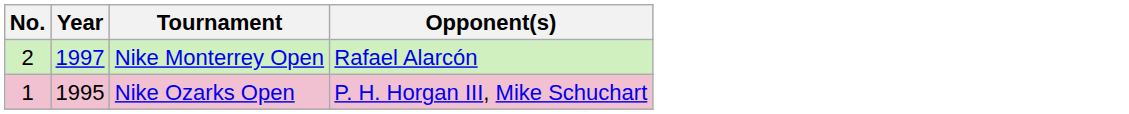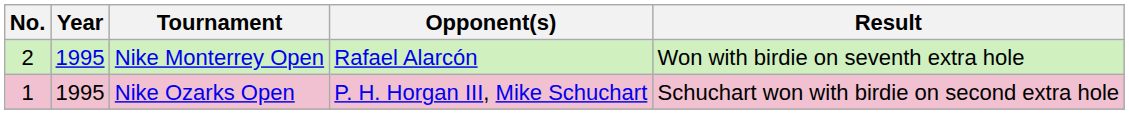+ column: (888, 22)
(80, 57) 1997 -> (80, 57) 1995
